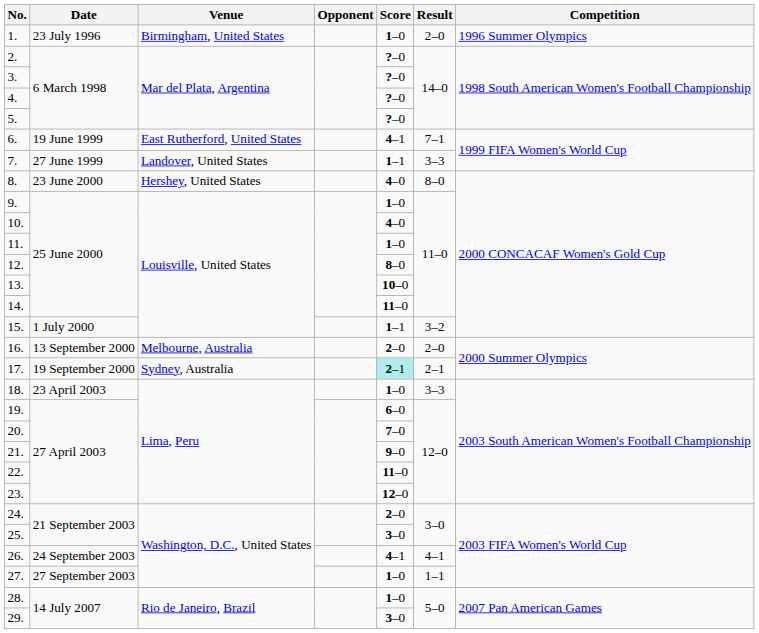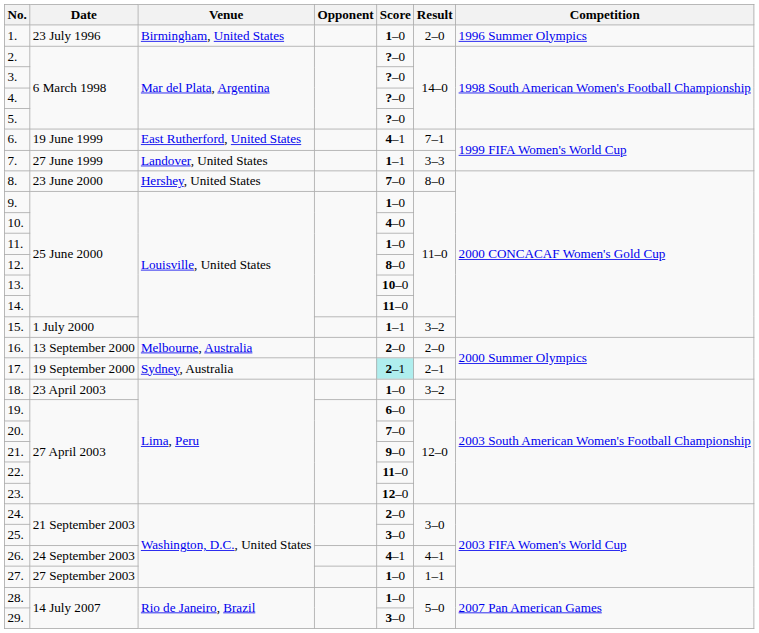(395, 181) 4–0 -> (395, 181) 7–0
(435, 389) 3–3 -> (435, 389) 3–2
